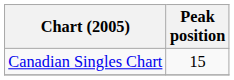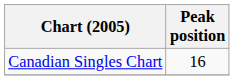(198, 61) 15 -> (198, 61) 16
